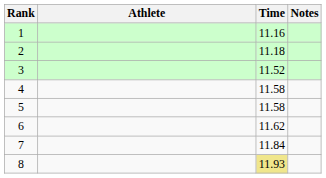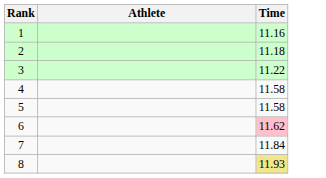- column: (305, 13)
(272, 70) 11.52 -> (272, 70) 11.22
(272, 126) no background -> (272, 126) pink background
